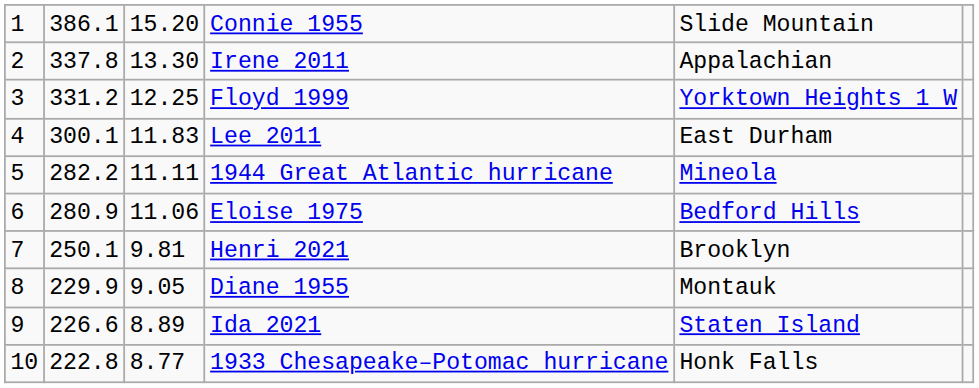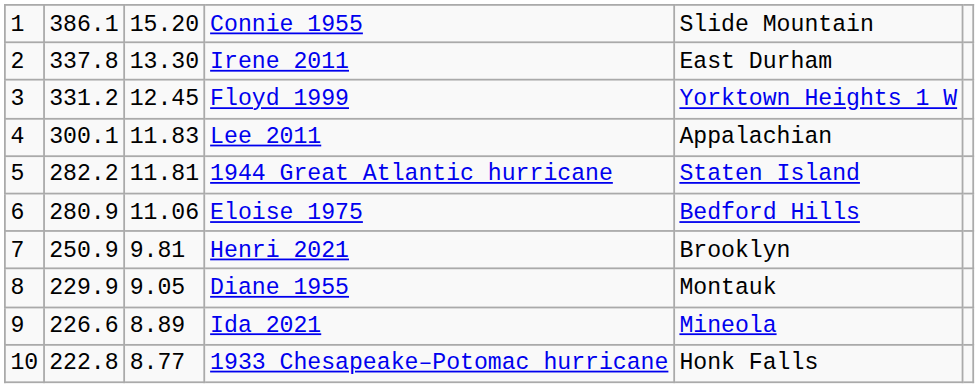(756, 61) Appalachian -> (756, 61) East Durham
(164, 99) 12.25 -> (164, 99) 12.45
(756, 137) East Durham -> (756, 137) Appalachian
(164, 175) 11.11 -> (164, 175) 11.81
(728, 175) Mineola -> (770, 175) Staten Island
(84, 250) 250.1 -> (84, 250) 250.9
(770, 325) Staten Island -> (728, 325) Mineola
